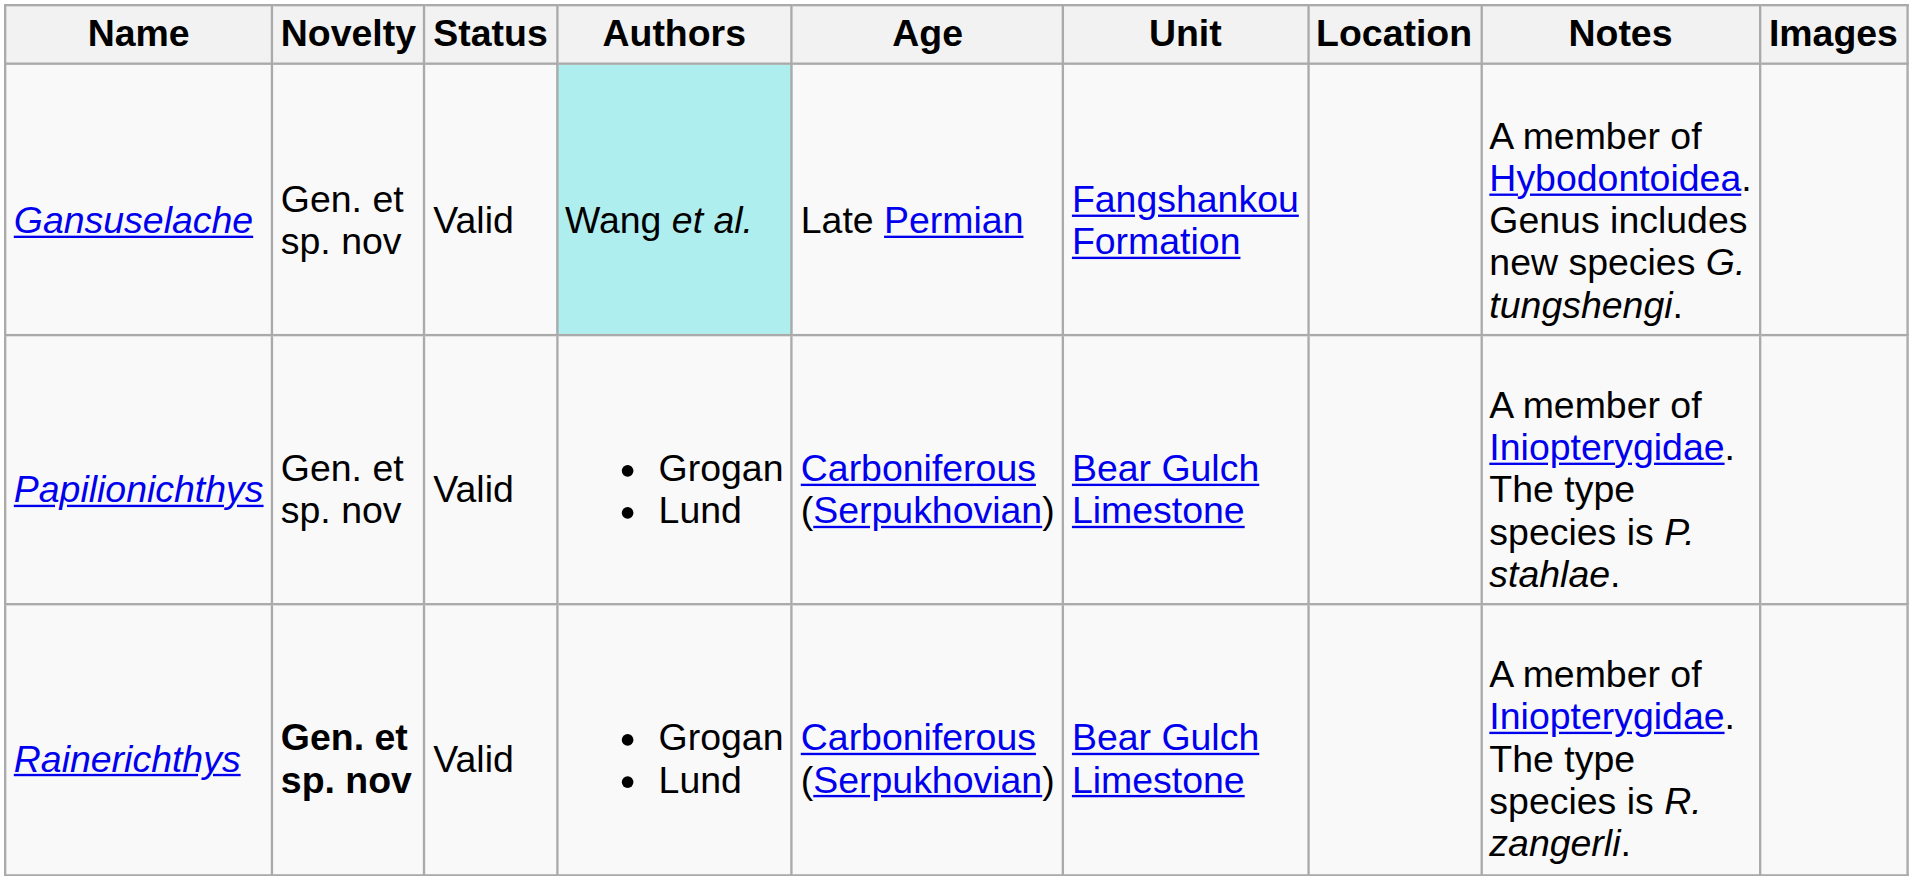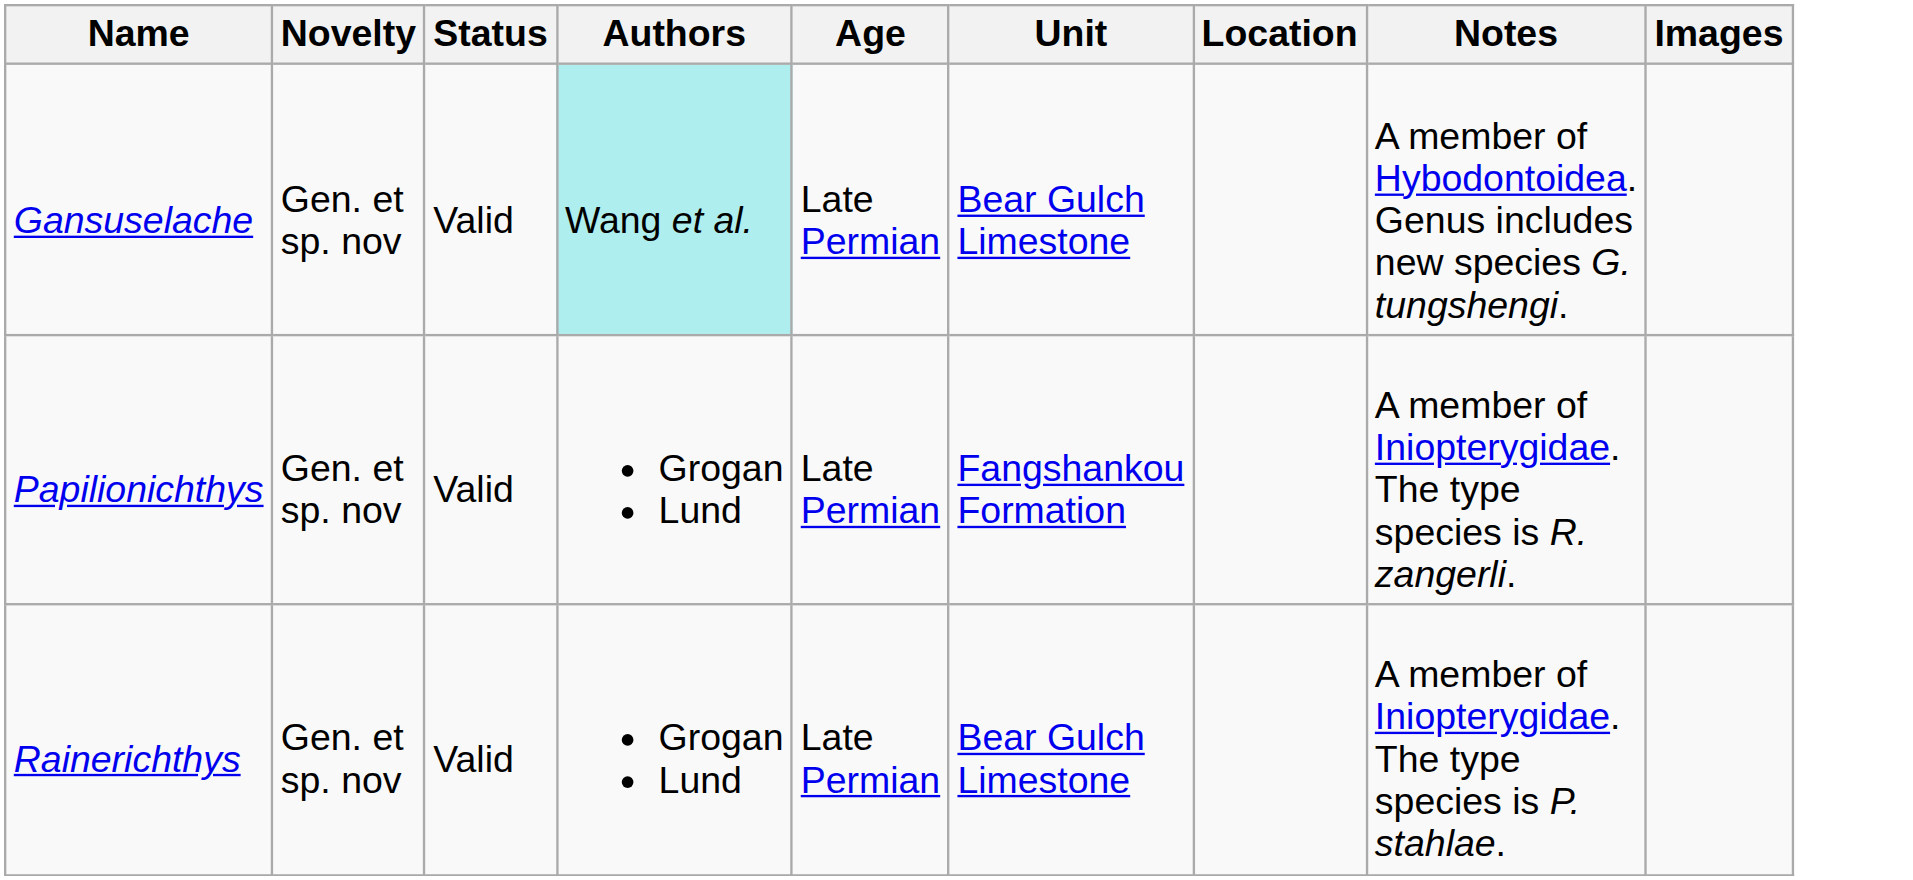(1185, 219) Fangshankou Formation -> (1051, 219) Bear Gulch Limestone
(928, 489) Carboniferous (Serpukhovian) -> (870, 489) Late Permian
(1166, 489) Bear Gulch Limestone -> (1071, 489) Fangshankou Formation
(1612, 489) A member of Iniopterygidae. The type species is P. stahlae. -> (1498, 489) A member of Iniopterygidae. The type species is R. zangerli.
(346, 759) bold -> (342, 759) normal
(928, 759) Carboniferous (Serpukhovian) -> (870, 759) Late Permian
(1612, 759) A member of Iniopterygidae. The type species is R. zangerli. -> (1498, 759) A member of Iniopterygidae. The type species is P. stahlae.
